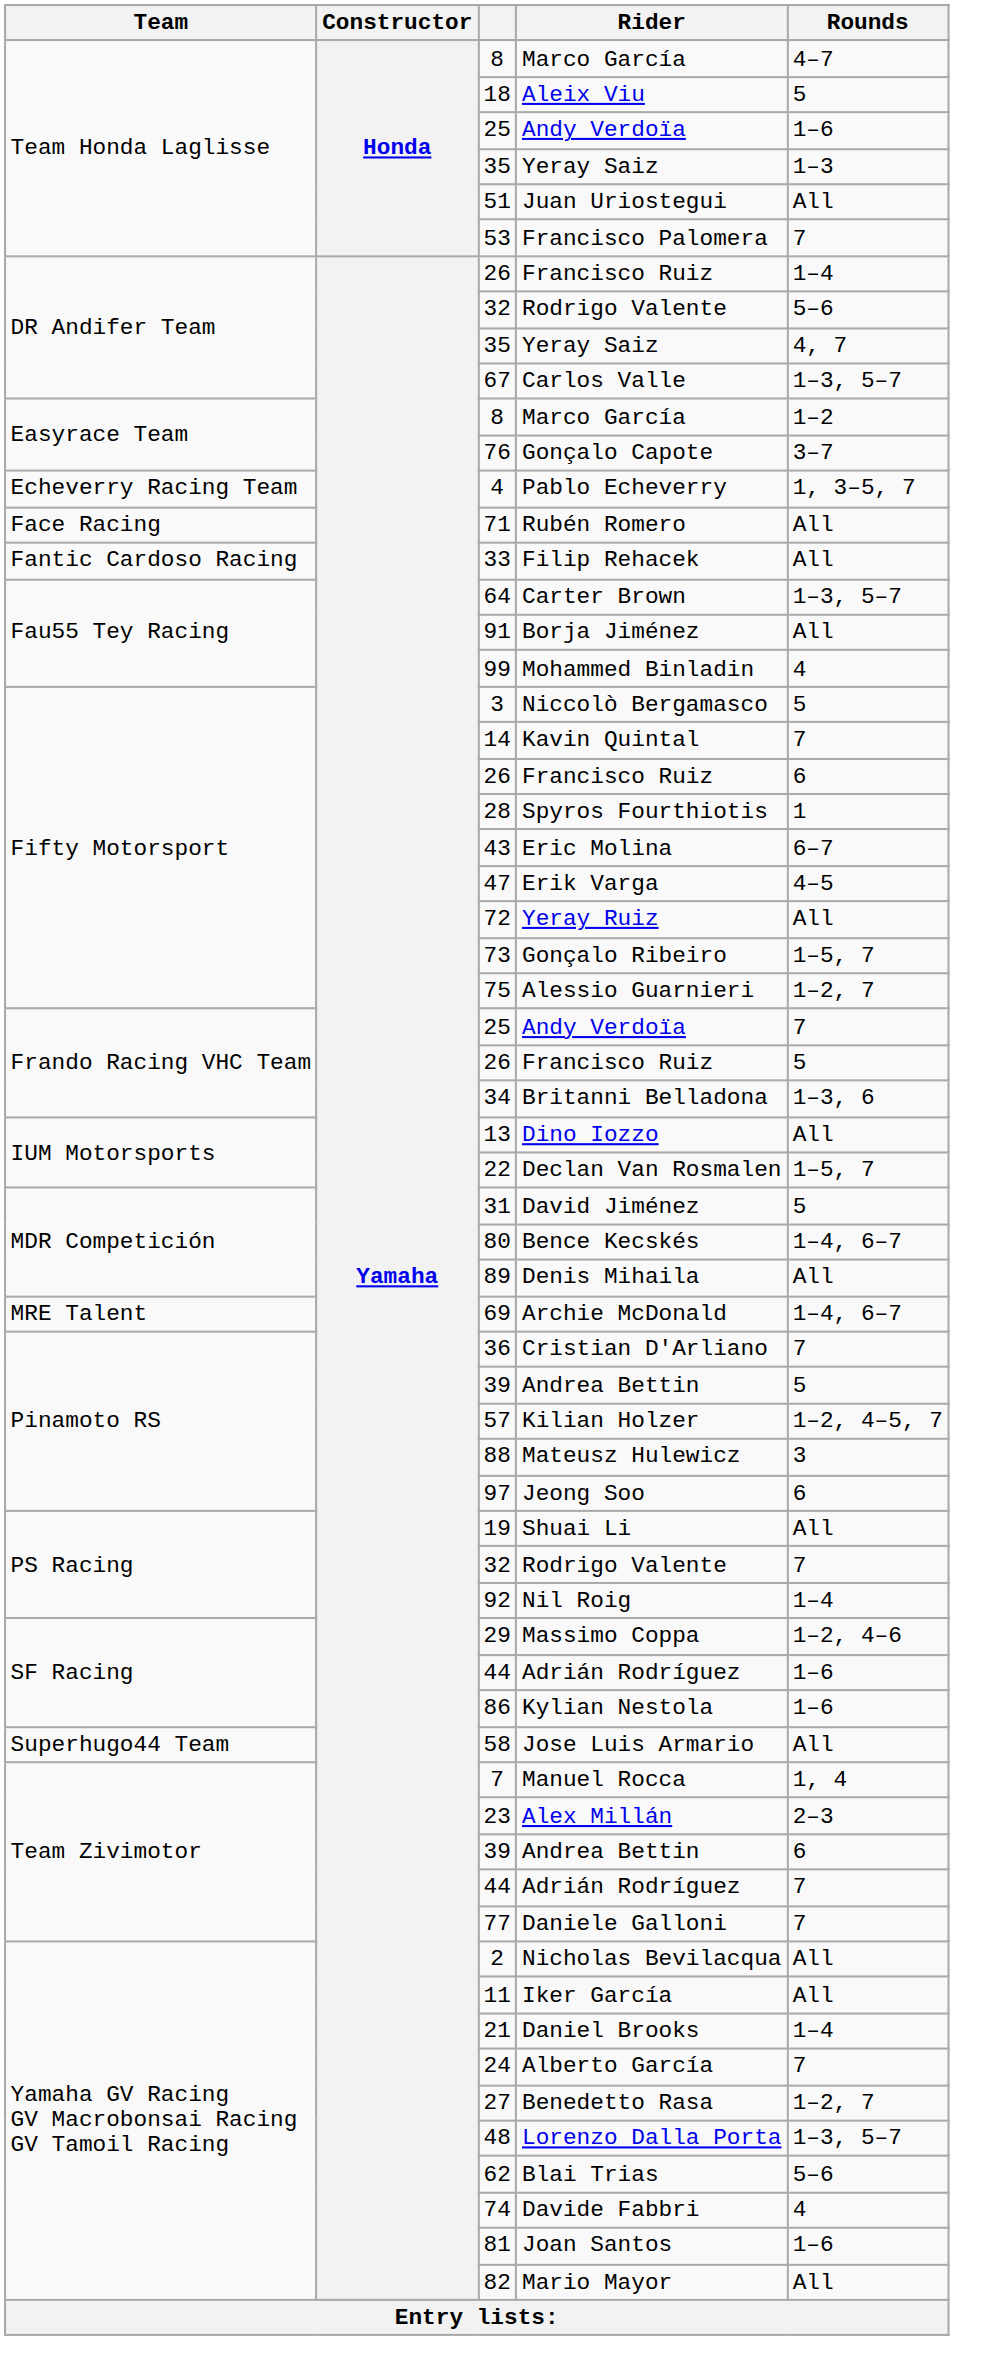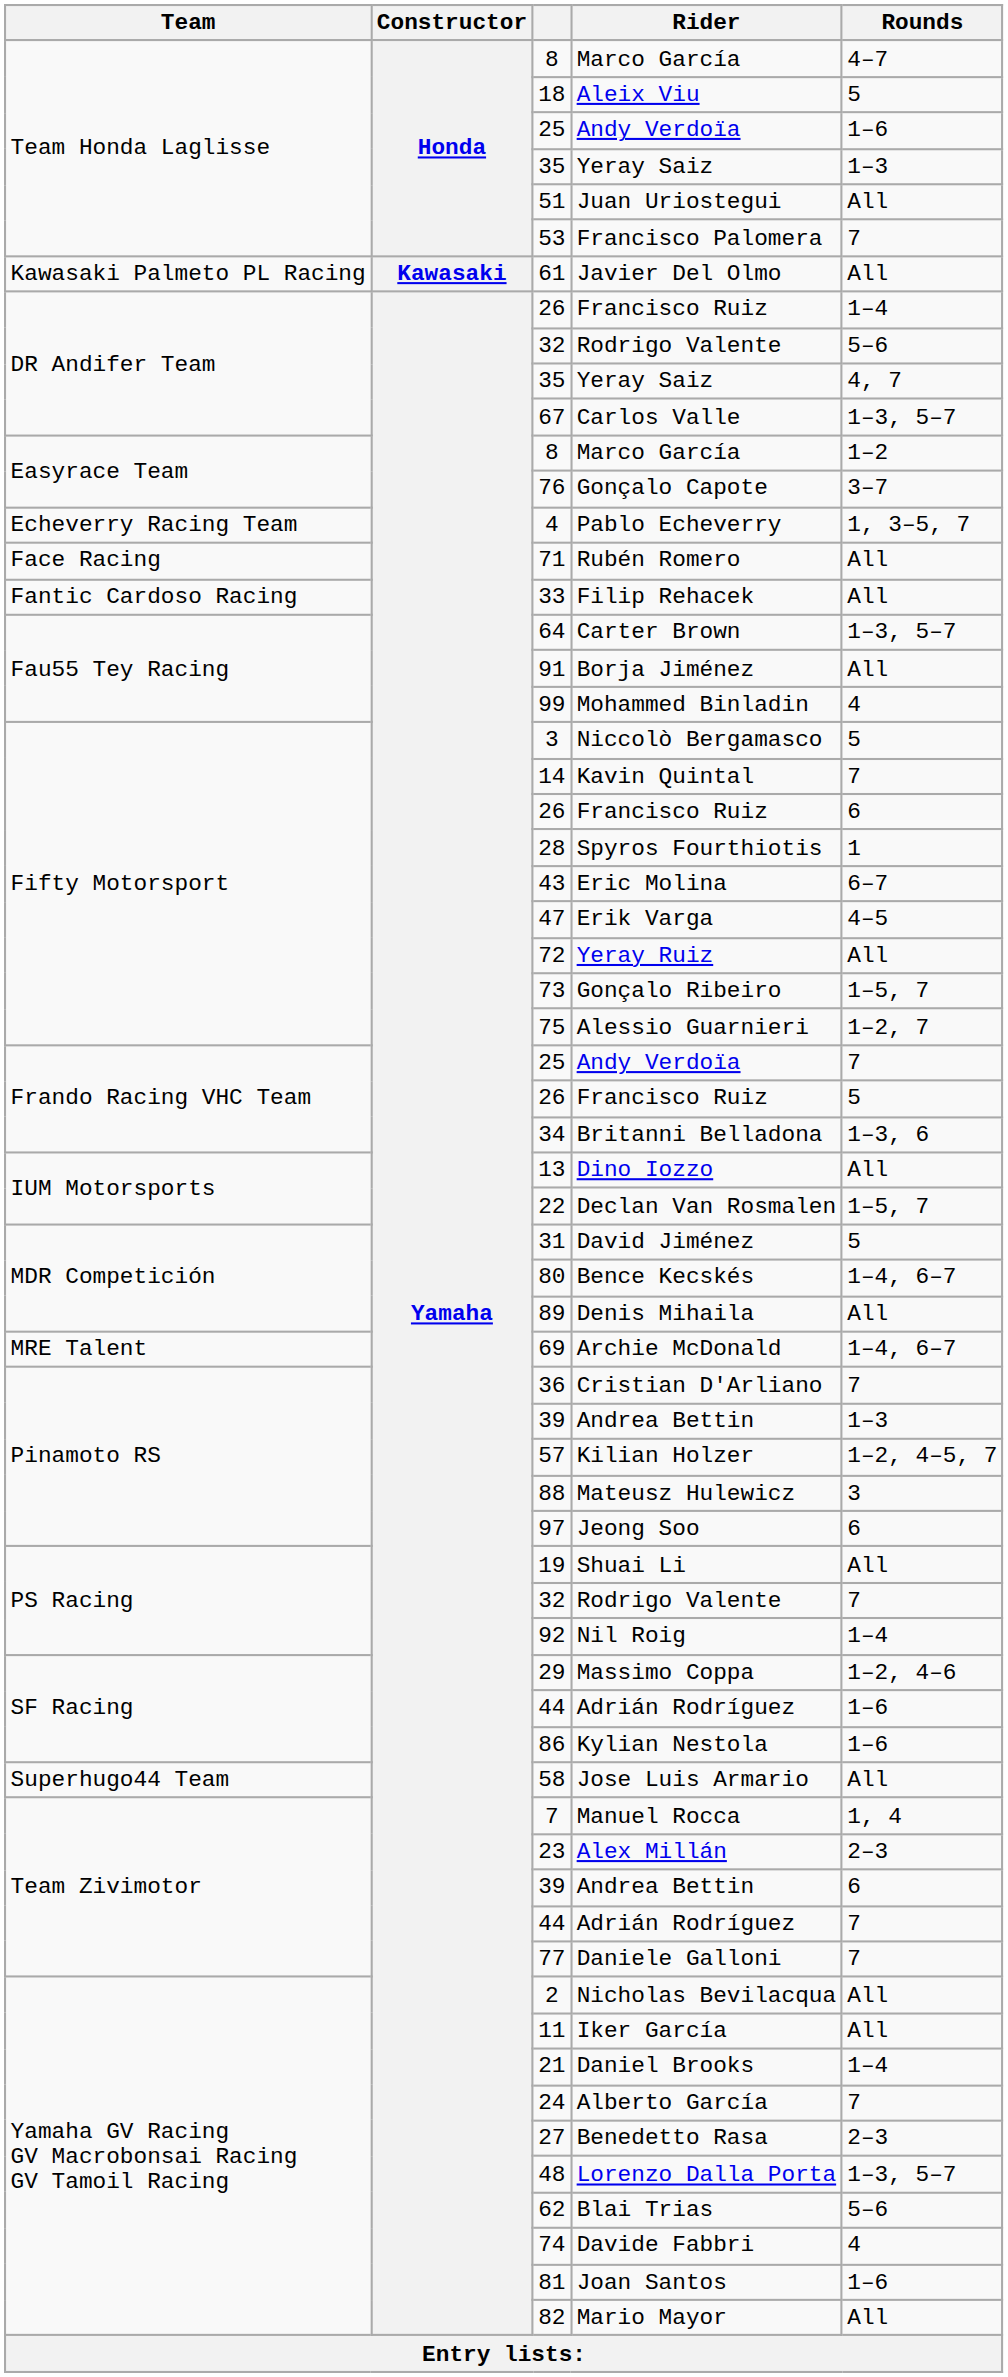+ row: (188, 274)
(799, 1386) 5 -> (868, 1421) 1–3
(834, 2103) 1–2, 7 -> (868, 2139) 2–3
